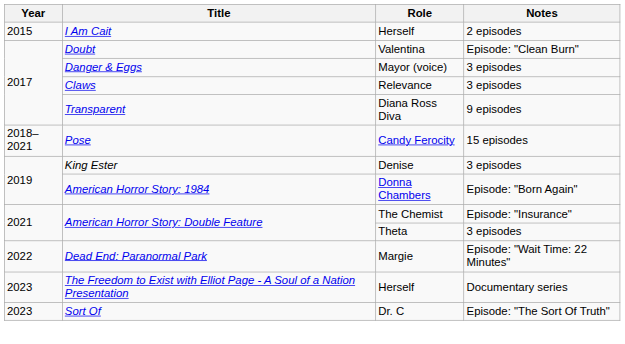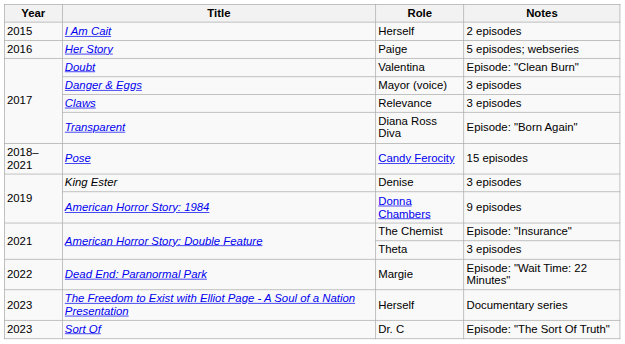+ row: (89, 49)
(494, 109) 9 episodes -> (522, 127) Episode: "Born Again"
(522, 189) Episode: "Born Again" -> (494, 207) 9 episodes
